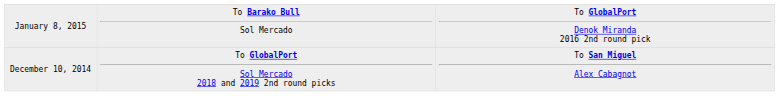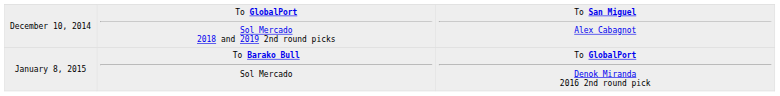rows swapped: (51, 69) <-> (51, 26)
